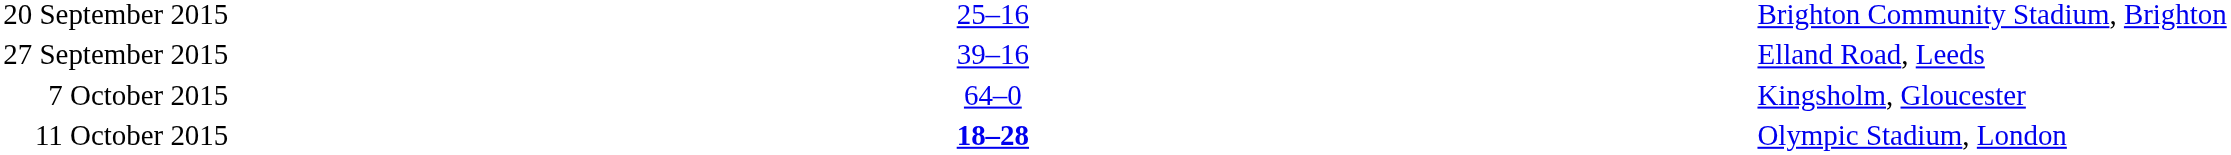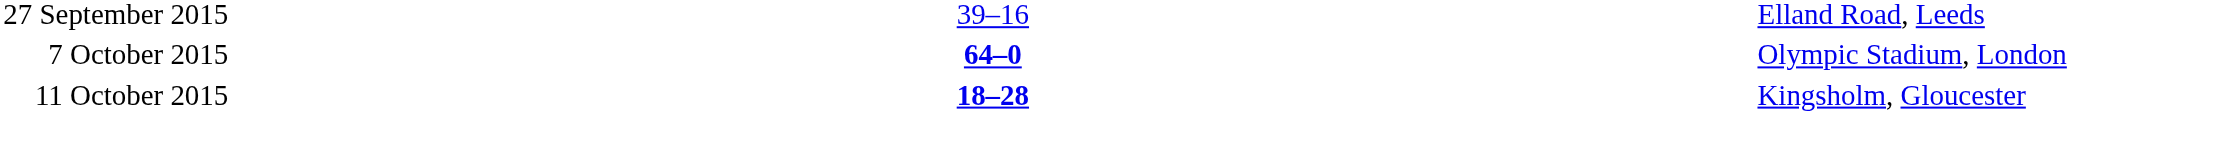- row: (116, 14)
(993, 95) normal -> (993, 54) bold
(1892, 95) Kingsholm, Gloucester -> (1912, 54) Olympic Stadium, London
(1912, 135) Olympic Stadium, London -> (1892, 95) Kingsholm, Gloucester
